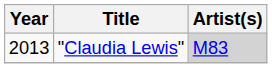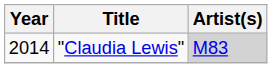(29, 47) 2013 -> (29, 47) 2014
